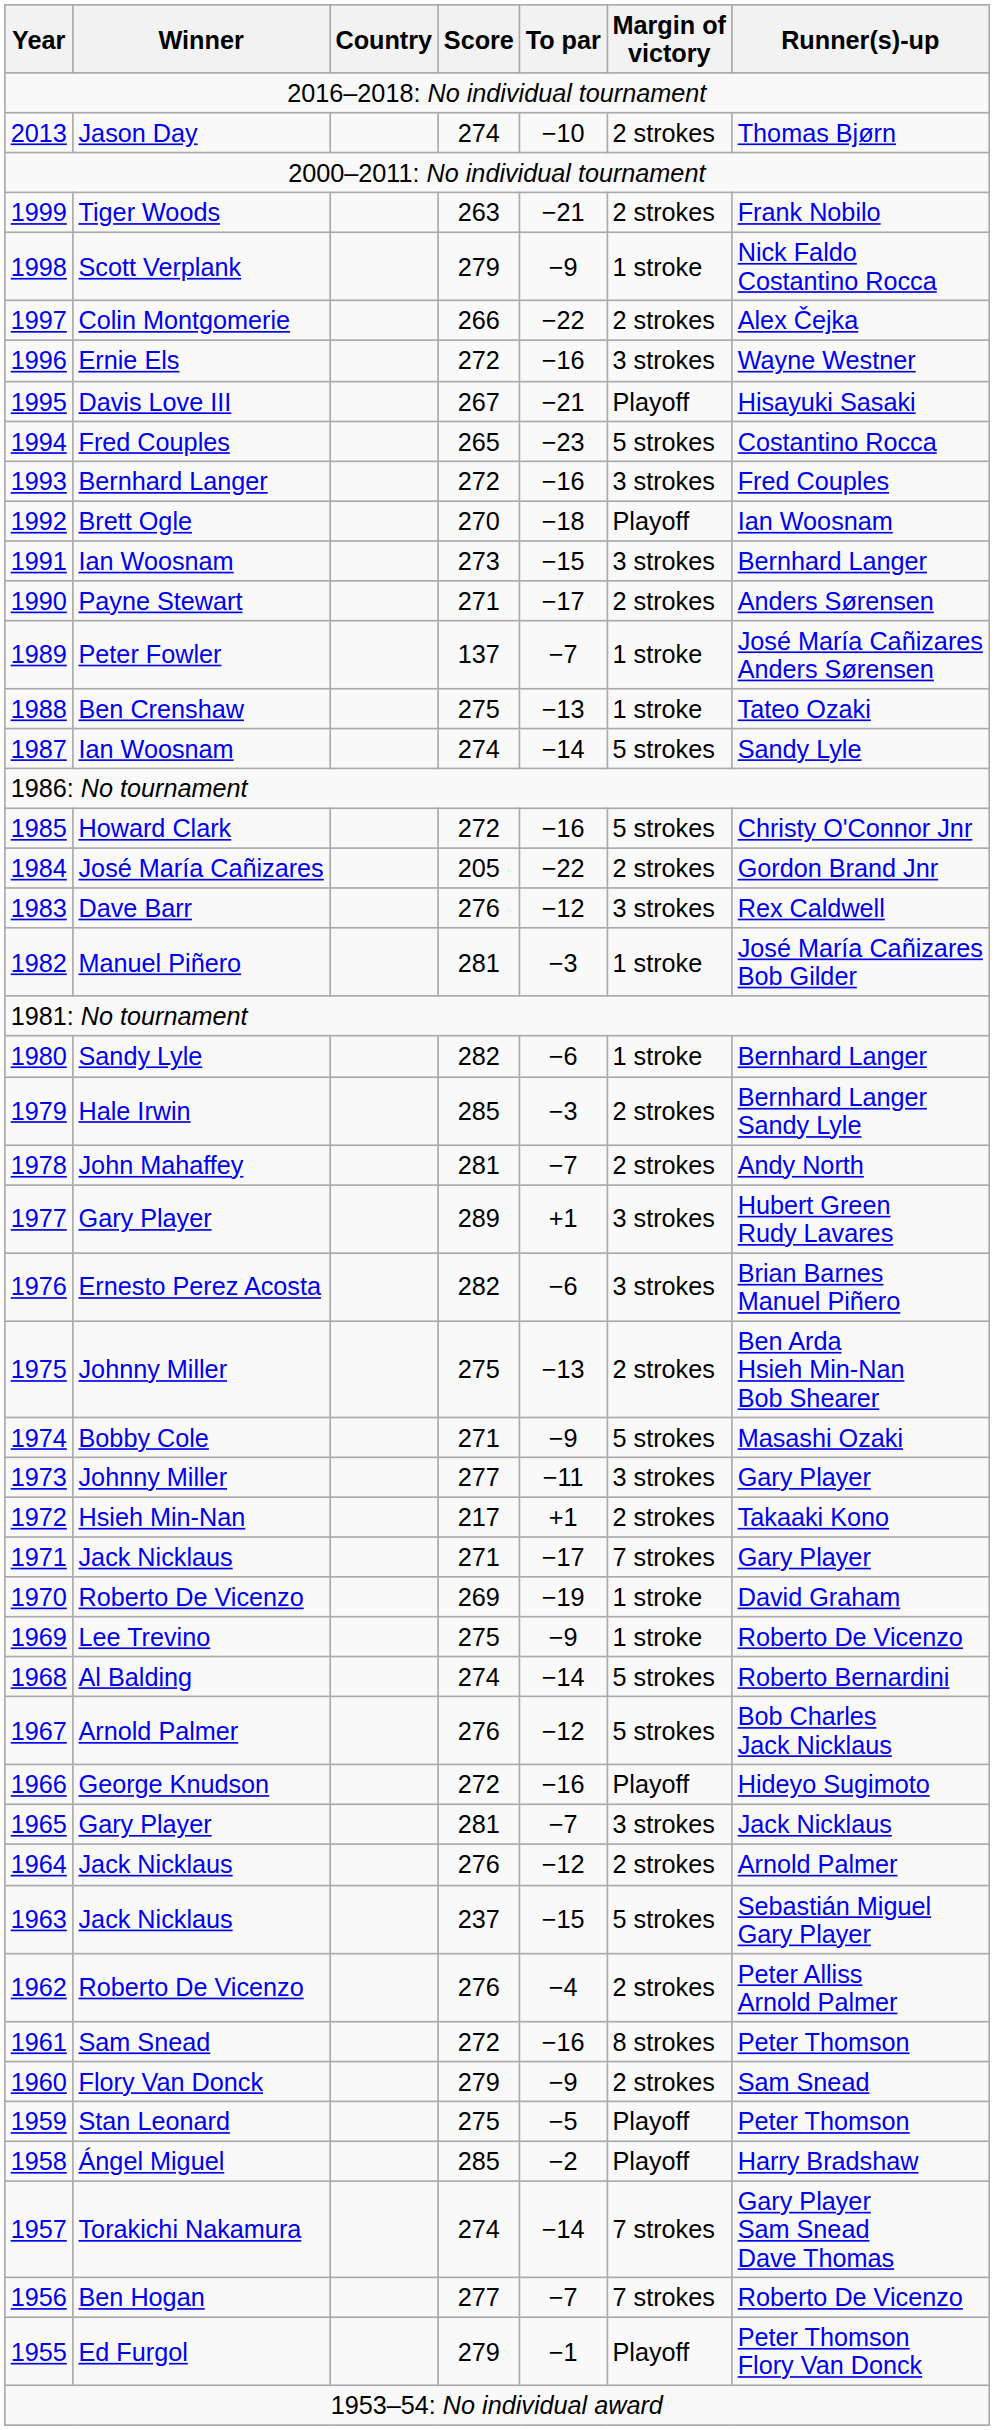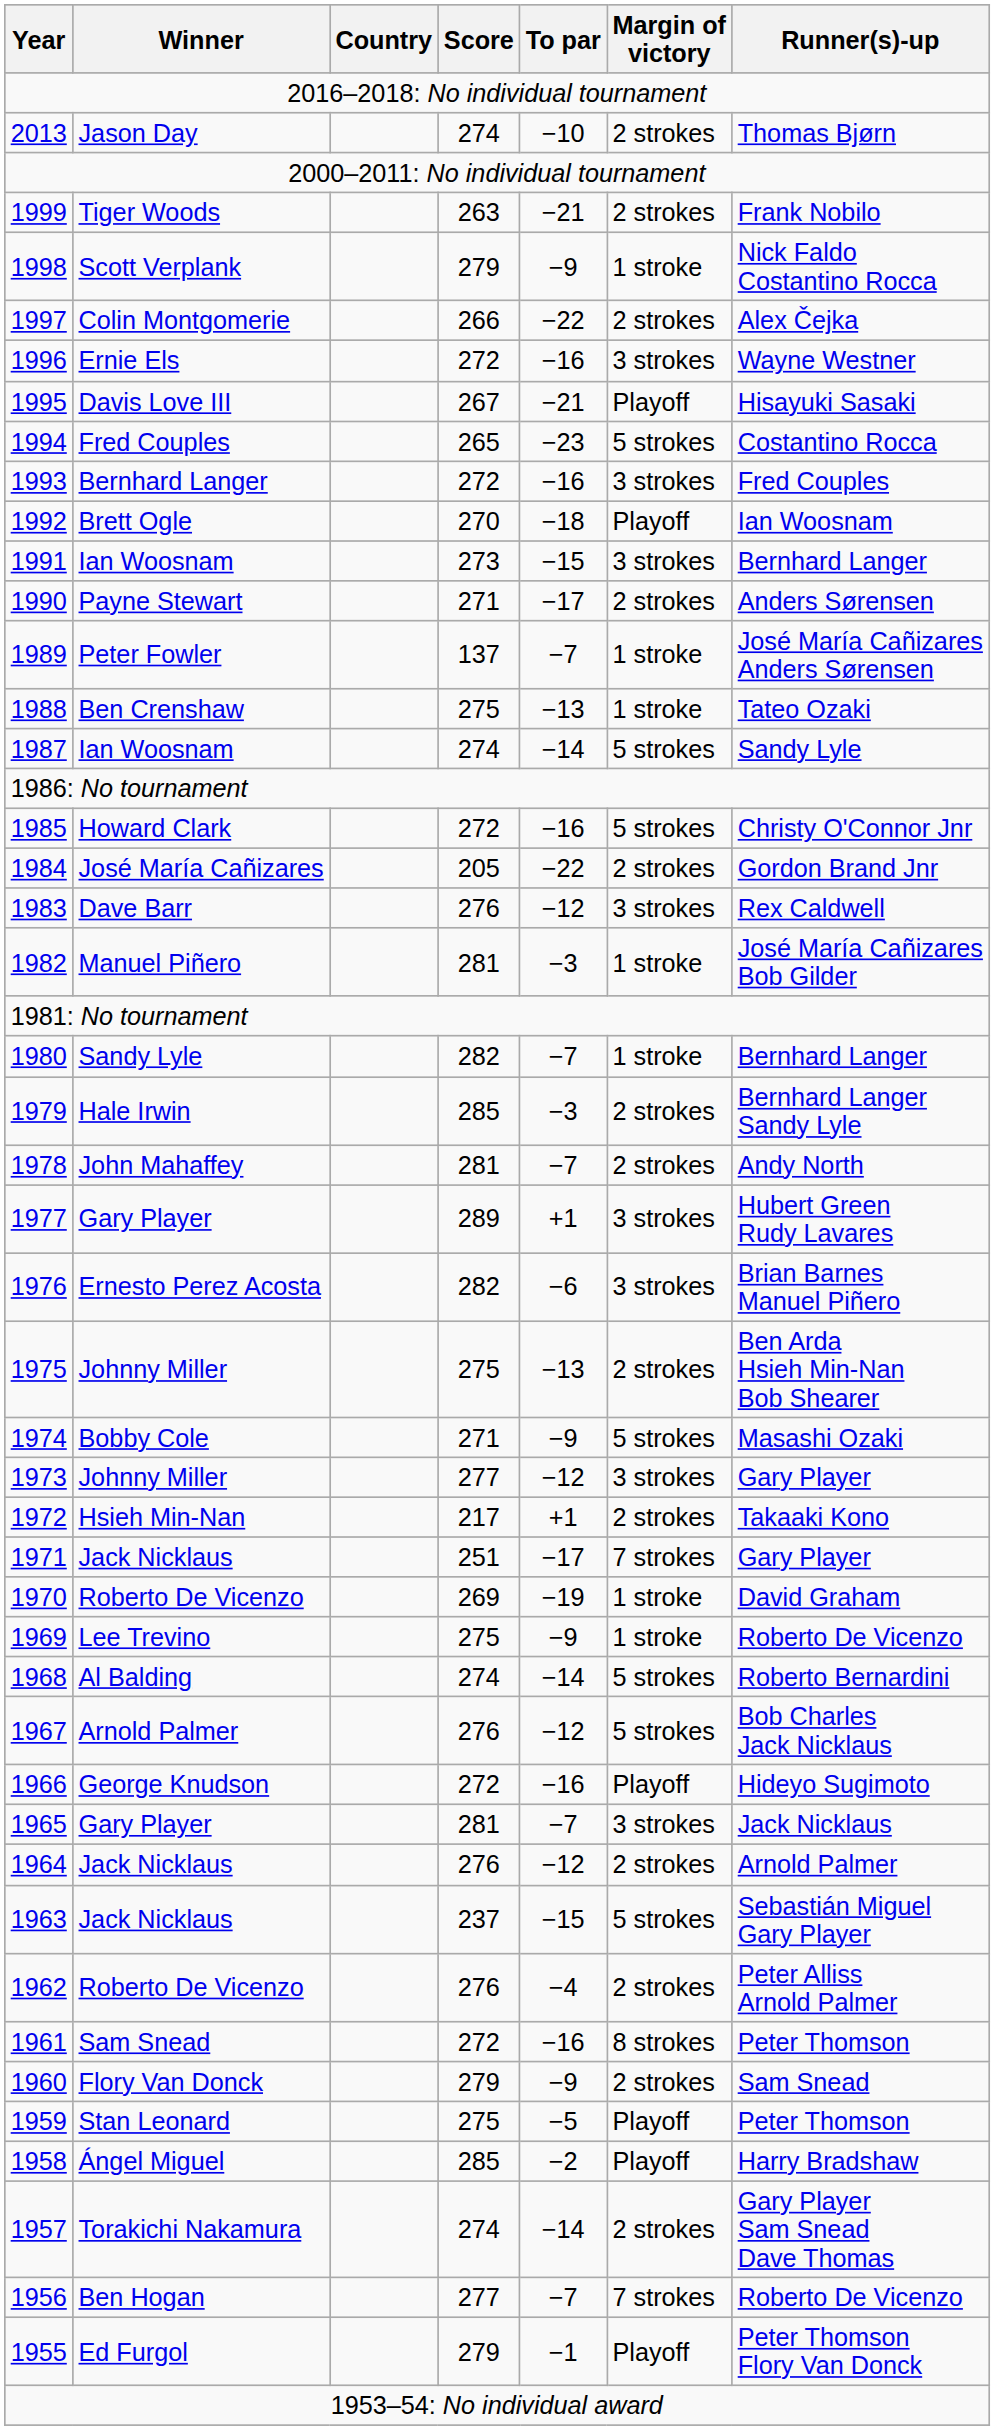(563, 1057) −6 -> (563, 1057) −7
(563, 1477) −11 -> (563, 1477) −12
(479, 1557) 271 -> (479, 1557) 251
(664, 2229) 7 strokes -> (664, 2229) 2 strokes
